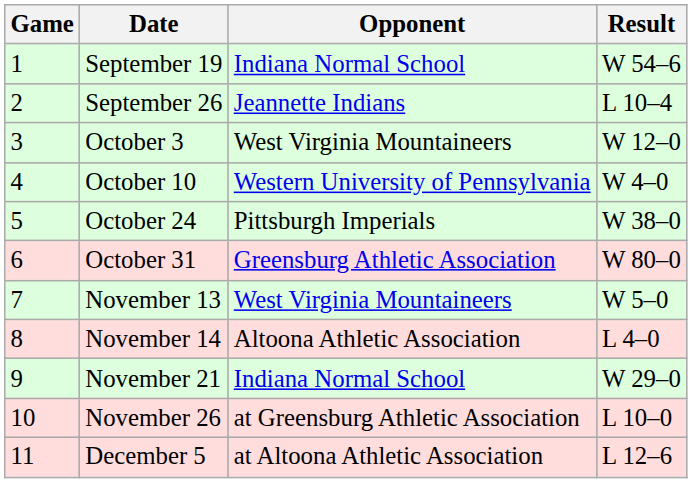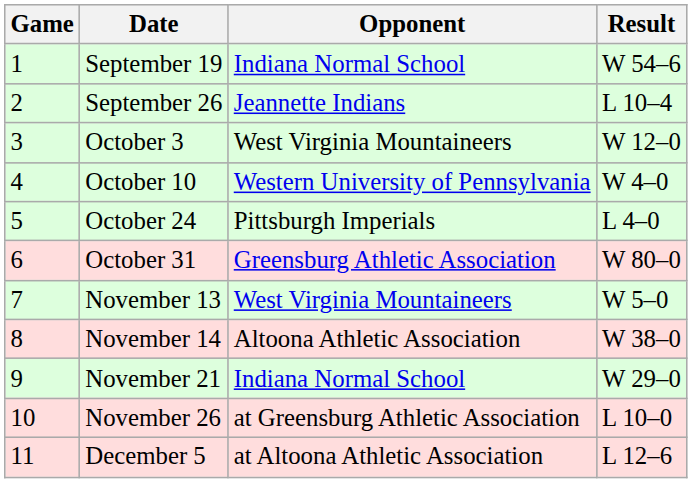(641, 220) W 38–0 -> (631, 220) L 4–0
(631, 338) L 4–0 -> (641, 338) W 38–0
